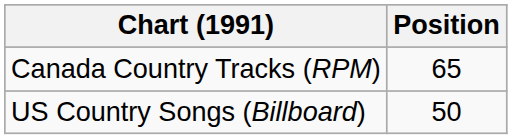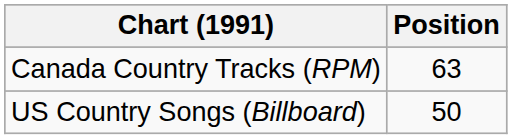(447, 68) 65 -> (447, 68) 63
